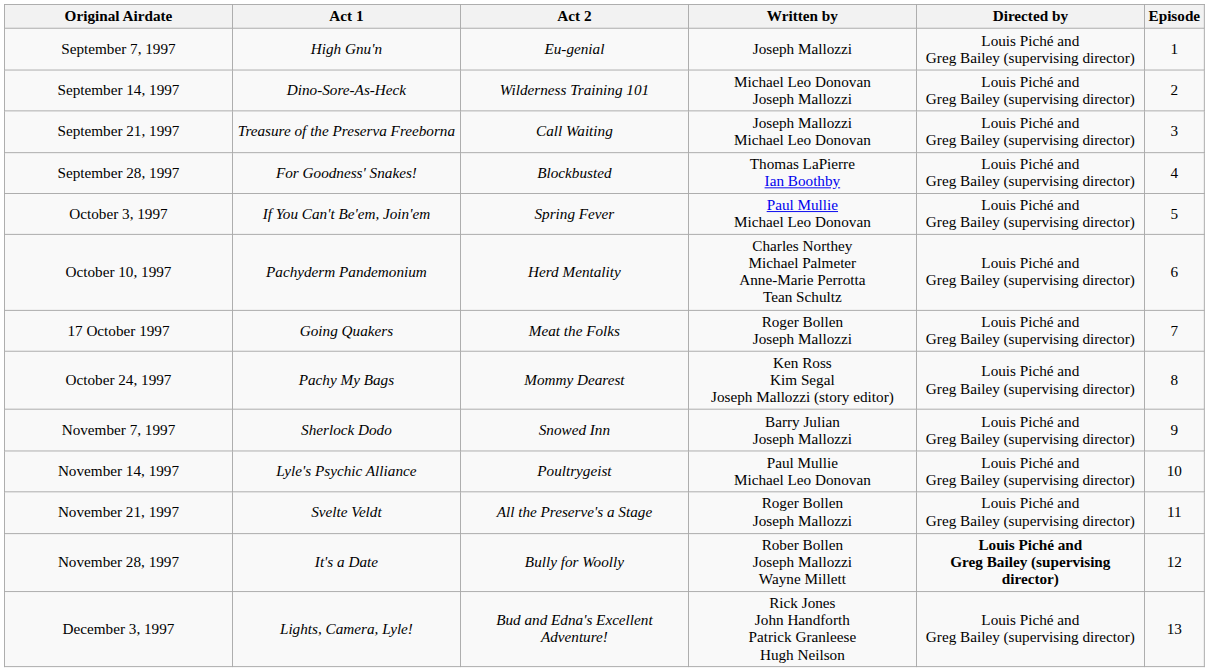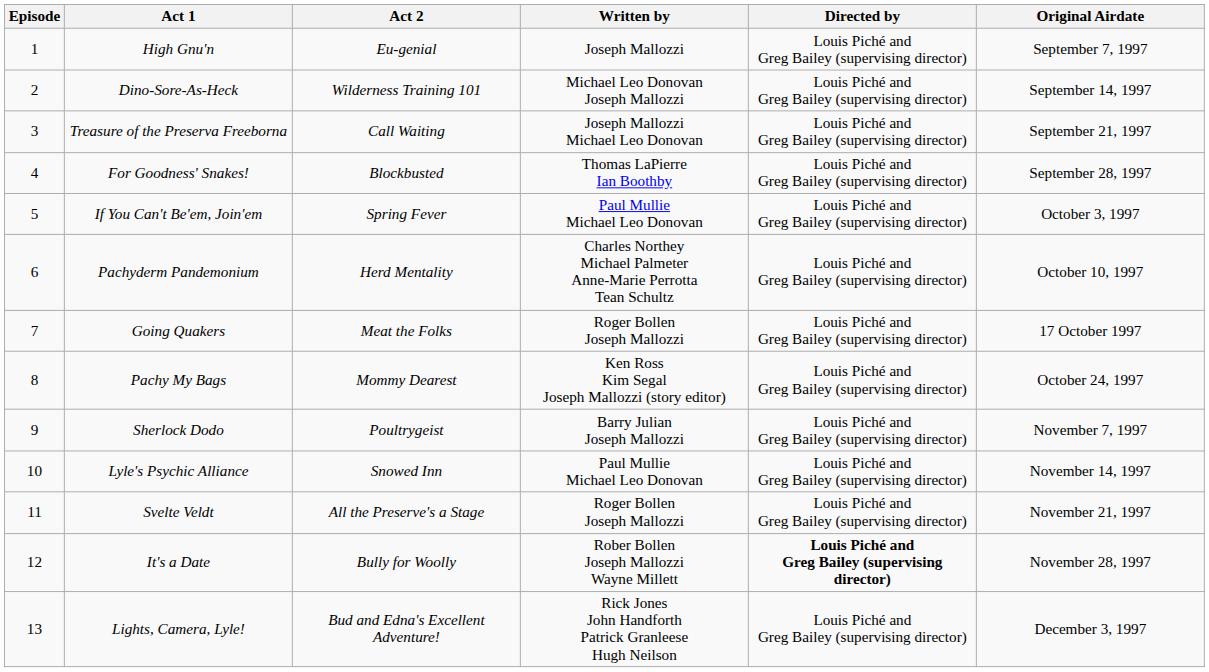columns swapped: (1174, 16) <-> (118, 16)
(574, 430) Snowed Inn -> (406, 430) Poultrygeist
(574, 471) Poultrygeist -> (406, 471) Snowed Inn
